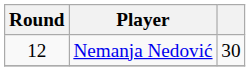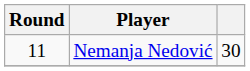(37, 50) 12 -> (37, 50) 11
